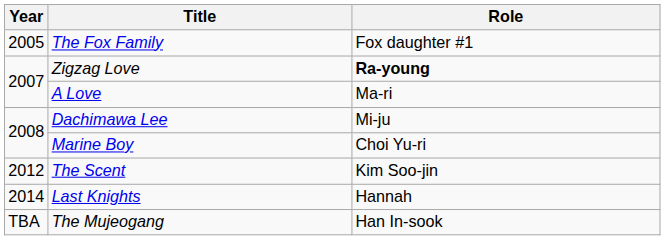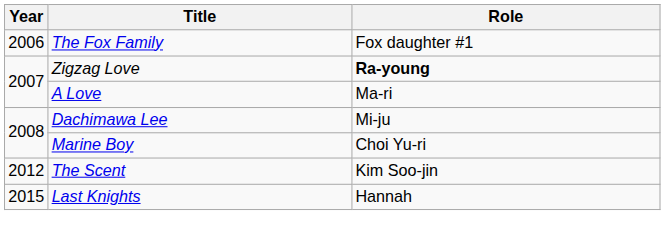(26, 42) 2005 -> (26, 42) 2006
(26, 196) 2014 -> (26, 196) 2015
- row: (108, 222)
